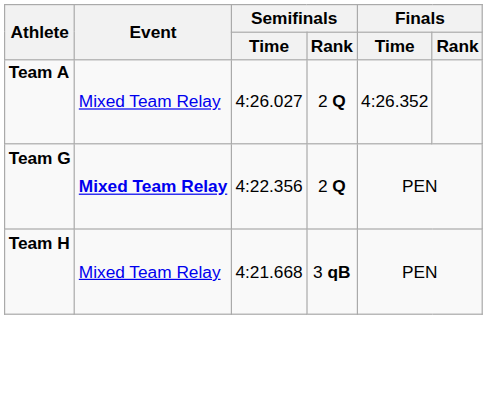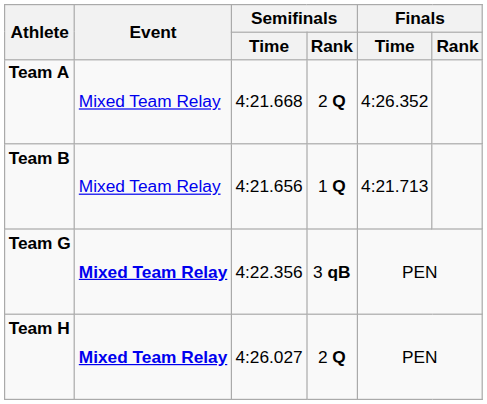(269, 102) 4:26.027 -> (269, 102) 4:21.668
+ row: (39, 158)
(332, 187) 2 Q -> (332, 272) 3 qB
(150, 272) normal -> (153, 357) bold
(269, 272) 4:21.668 -> (269, 357) 4:26.027
(332, 272) 3 qB -> (332, 357) 2 Q
